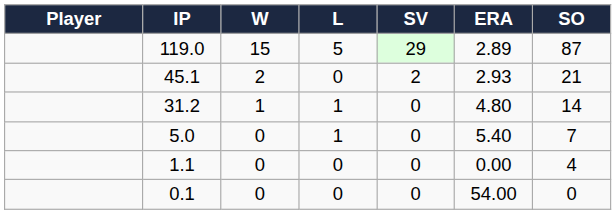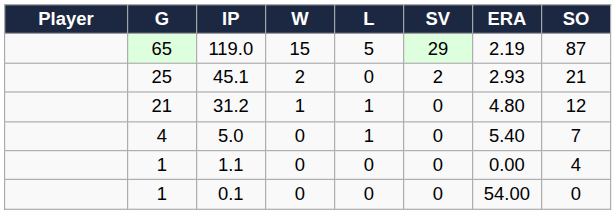+ column: (162, 19)
(494, 48) 2.89 -> (507, 48) 2.19
(572, 106) 14 -> (576, 106) 12
